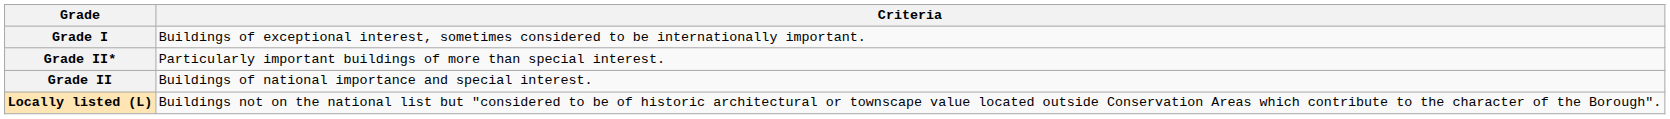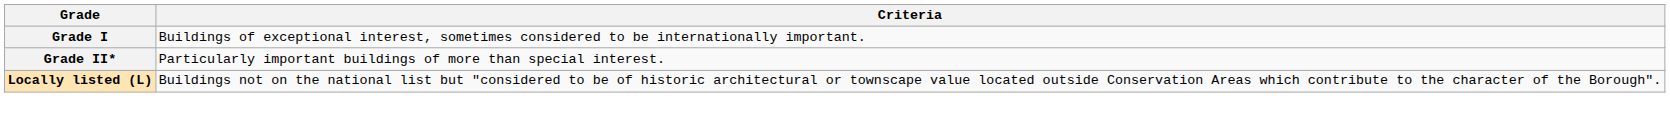- row: (80, 81)
